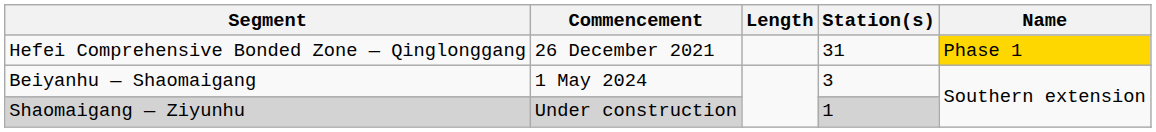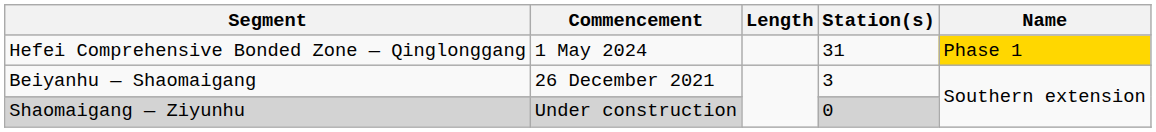(625, 50) 26 December 2021 -> (591, 50) 1 May 2024
(591, 81) 1 May 2024 -> (625, 81) 26 December 2021
(828, 112) 1 -> (828, 112) 0
